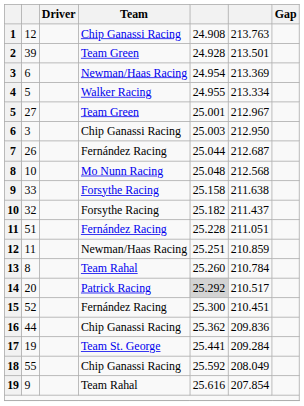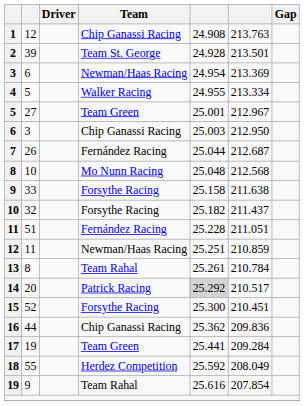(110, 53) Team Green -> (121, 53) Team St. George
(209, 268) 25.260 -> (209, 268) 25.261
(124, 307) Fernández Racing -> (120, 307) Forsythe Racing
(121, 346) Team St. George -> (110, 346) Team Green
(131, 366) Chip Ganassi Racing -> (129, 366) Herdez Competition
